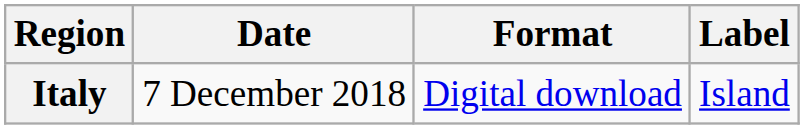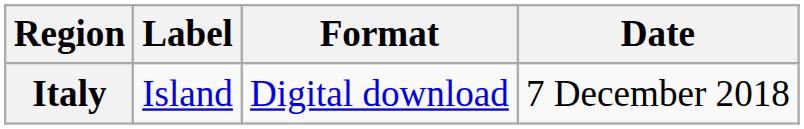columns swapped: (274, 33) <-> (744, 33)
